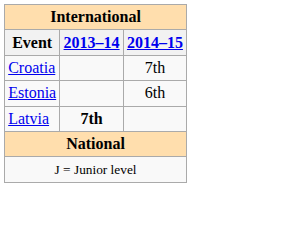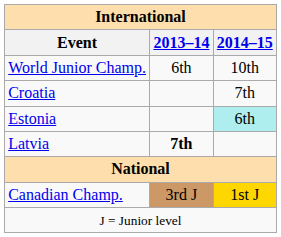+ row: (77, 67)
(155, 93) no background -> (245, 118) paleturquoise background
+ row: (66, 194)
